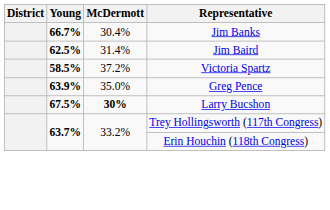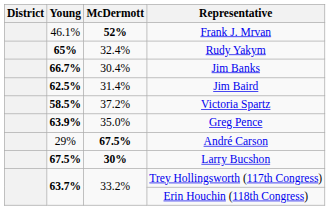+ row: (236, 31)
+ row: (236, 50)
+ row: (236, 141)
